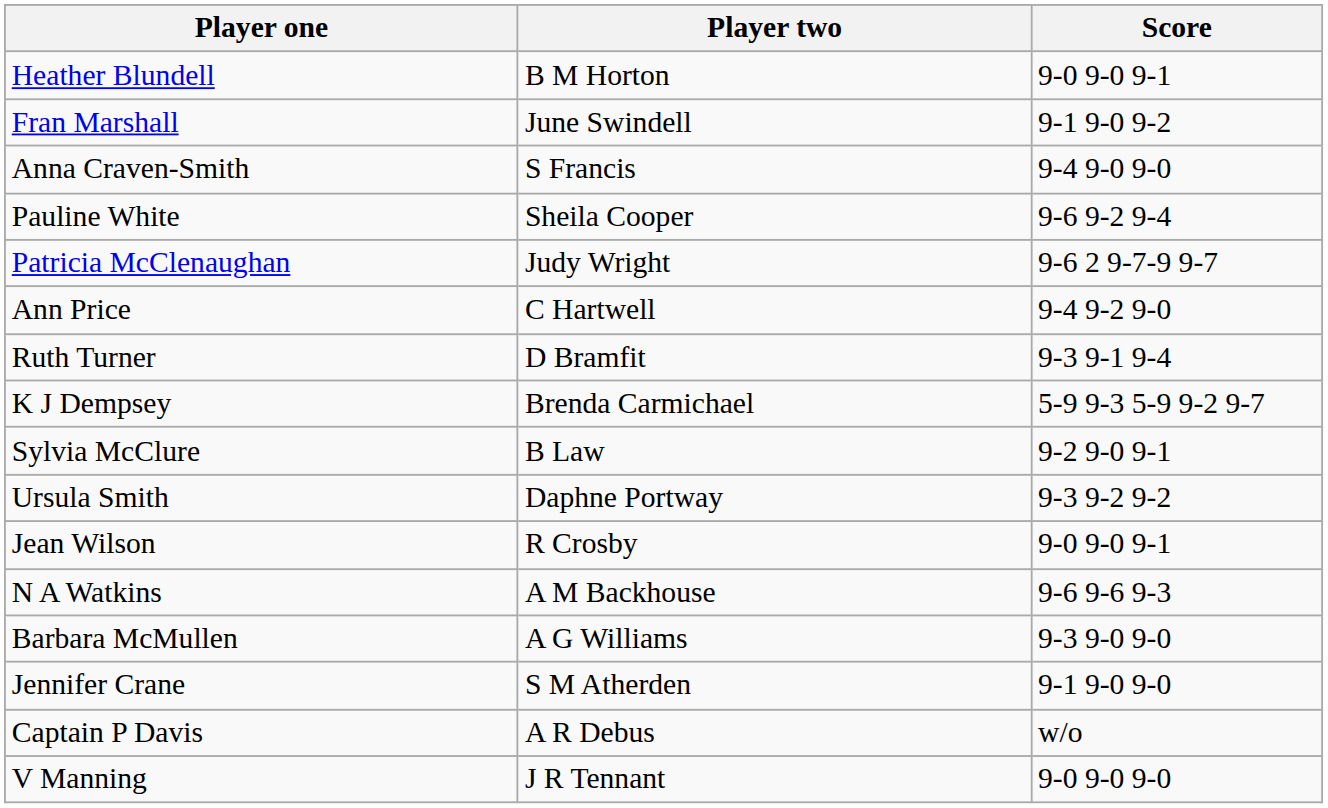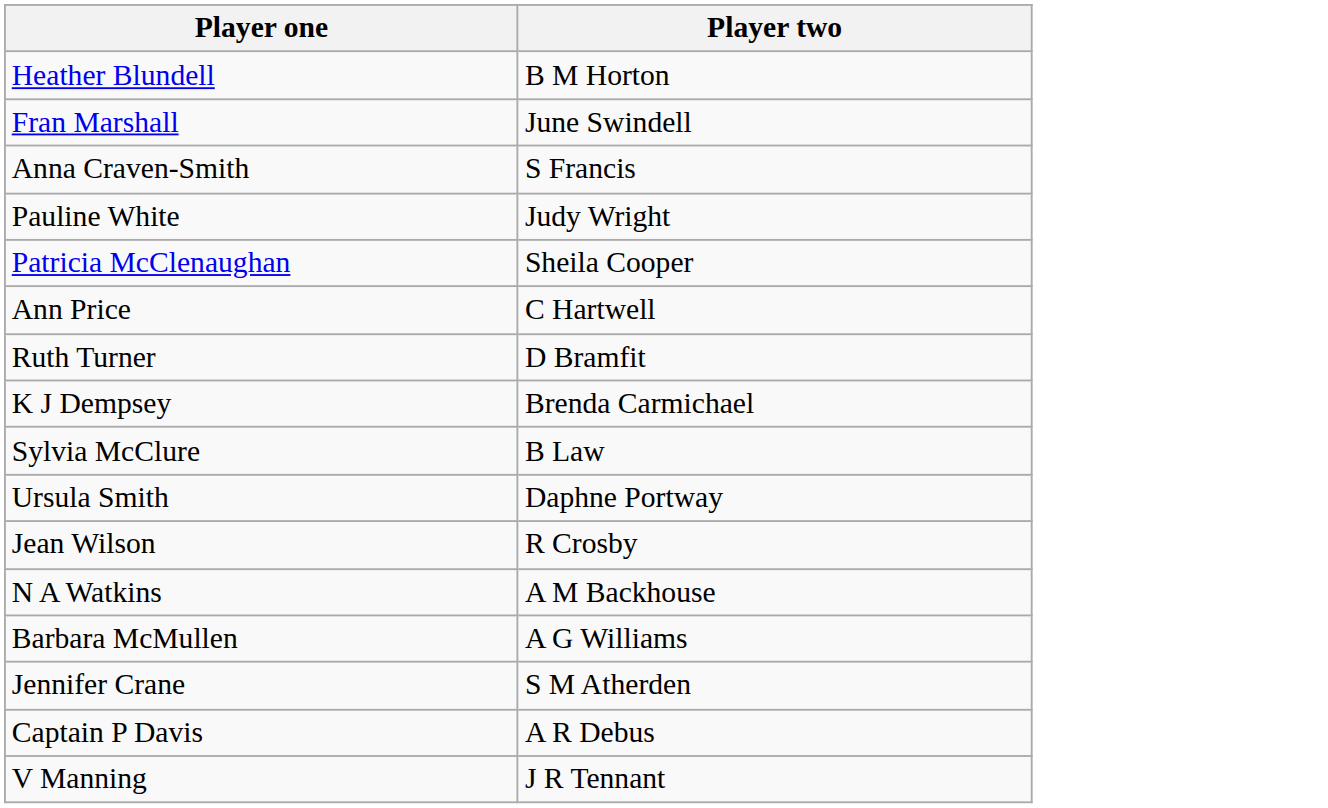- column: (1177, 27)
(609, 215) Sheila Cooper -> (598, 215) Judy Wright
(598, 262) Judy Wright -> (609, 262) Sheila Cooper
